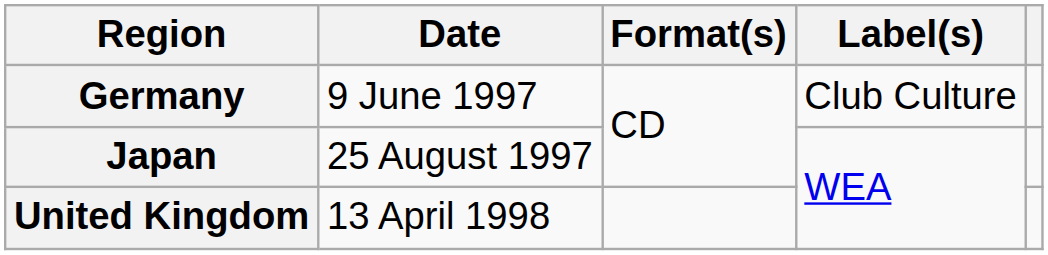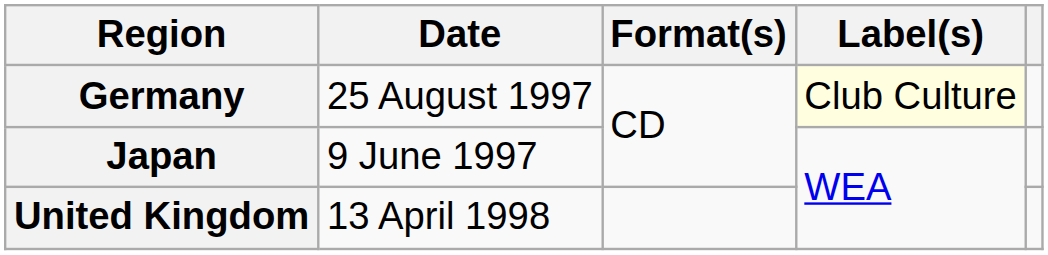(432, 95) 9 June 1997 -> (460, 95) 25 August 1997
(911, 95) no background -> (911, 95) lightyellow background
(460, 156) 25 August 1997 -> (432, 156) 9 June 1997
